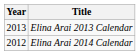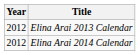(16, 27) 2013 -> (16, 27) 2012
